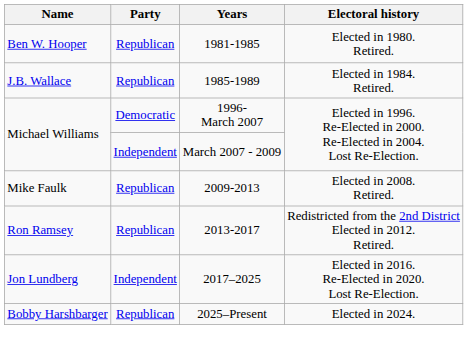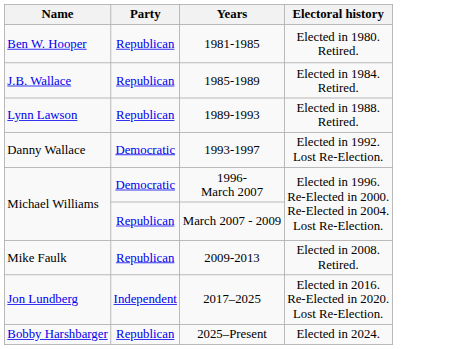+ row: (42, 115)
+ row: (46, 149)
(145, 151) Independent -> (145, 221) Republican
- row: (40, 230)
